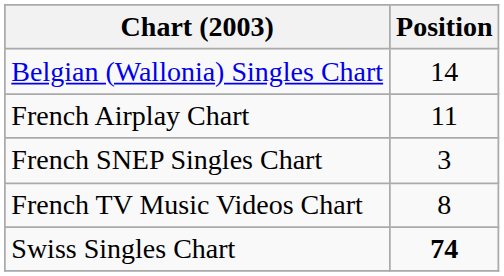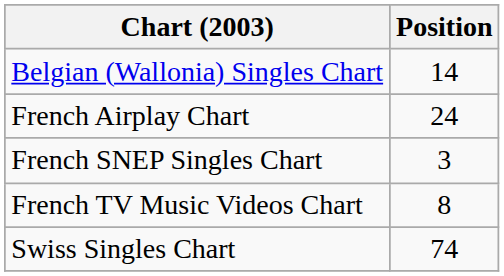(444, 115) 11 -> (444, 115) 24
(444, 248) bold -> (444, 248) normal
